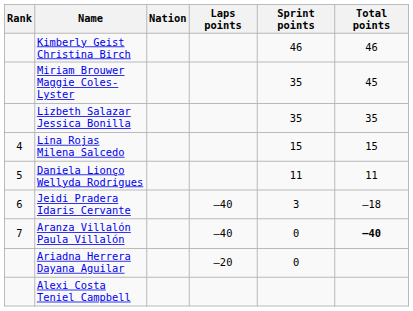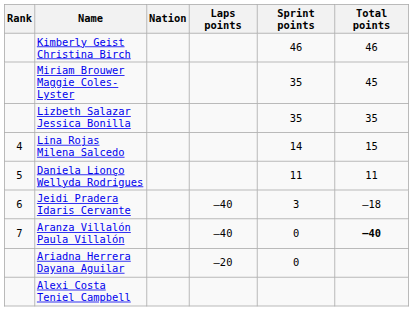(296, 147) 15 -> (296, 147) 14
